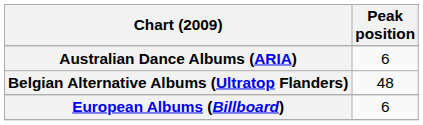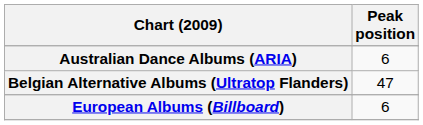(385, 82) 48 -> (385, 82) 47
